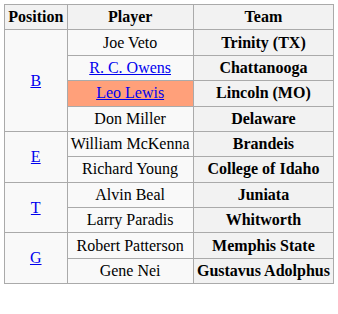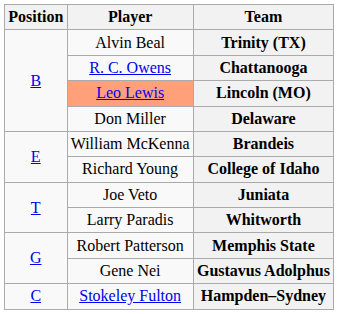(130, 42) Joe Veto -> (130, 42) Alvin Beal
(130, 194) Alvin Beal -> (130, 194) Joe Veto
+ row: (263, 296)
